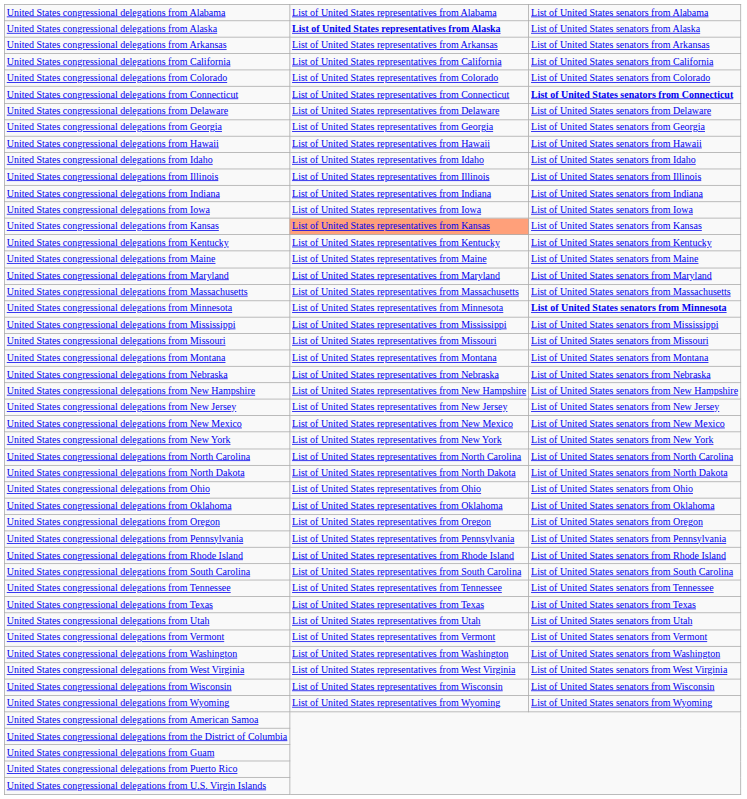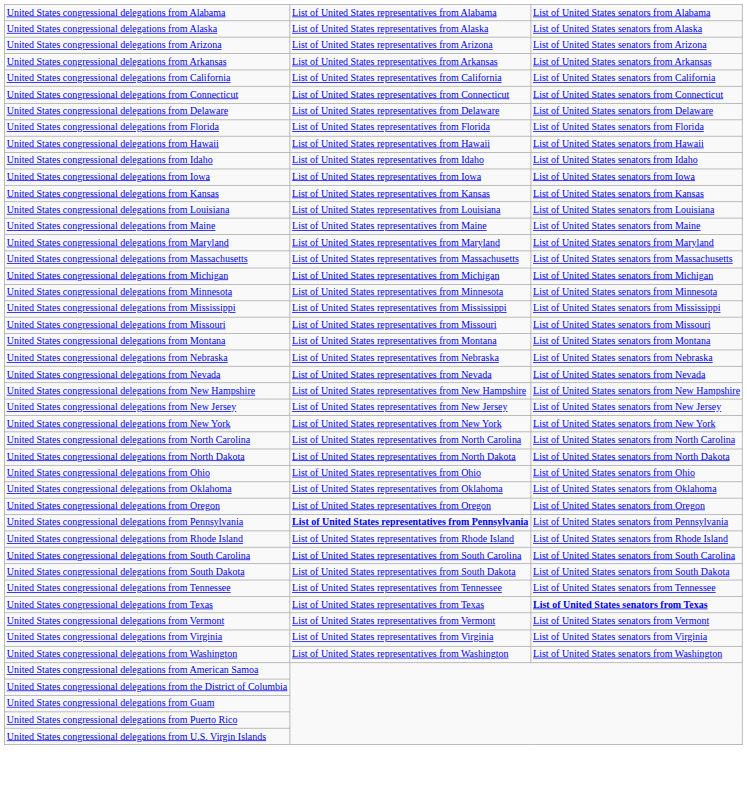(396, 28) bold -> (390, 28) normal
+ row: (114, 45)
- row: (117, 78)
(632, 94) bold -> (628, 94) normal
+ row: (113, 127)
- row: (114, 127)
- row: (113, 177)
- row: (113, 193)
(391, 226) lightsalmon background -> (391, 193) no background
- row: (118, 242)
+ row: (118, 209)
+ row: (118, 275)
(629, 308) bold -> (625, 292) normal
+ row: (114, 374)
- row: (124, 423)
(403, 539) normal -> (410, 522) bold
+ row: (126, 571)
(613, 604) normal -> (620, 604) bold
- row: (108, 621)
+ row: (115, 637)
- row: (126, 670)
- row: (119, 687)
- row: (118, 703)
